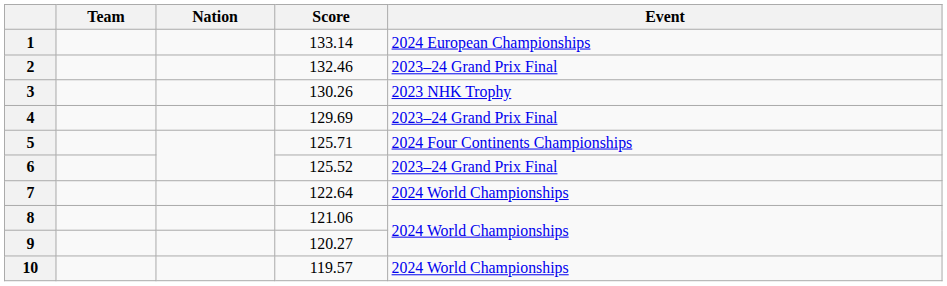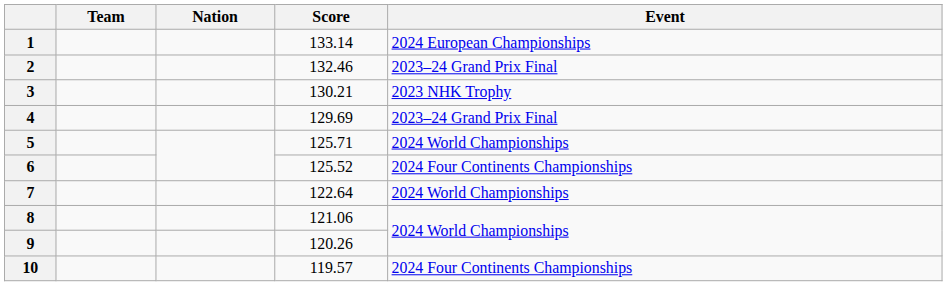(331, 92) 130.26 -> (331, 92) 130.21
(512, 142) 2024 Four Continents Championships -> (480, 142) 2024 World Championships
(475, 167) 2023–24 Grand Prix Final -> (512, 167) 2024 Four Continents Championships
(331, 243) 120.27 -> (331, 243) 120.26
(480, 268) 2024 World Championships -> (512, 268) 2024 Four Continents Championships
